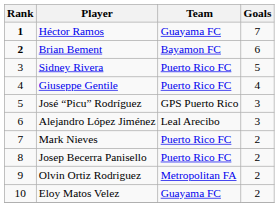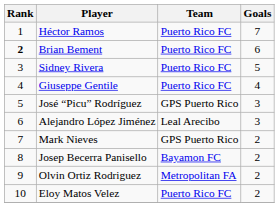(20, 31) bold -> (20, 31) normal
(191, 31) Guayama FC -> (196, 31) Puerto Rico FC
(191, 49) Bayamon FC -> (196, 49) Puerto Rico FC
(196, 139) Puerto Rico FC -> (199, 139) GPS Puerto Rico
(196, 157) Puerto Rico FC -> (191, 157) Bayamon FC
(191, 193) Guayama FC -> (196, 193) Puerto Rico FC
